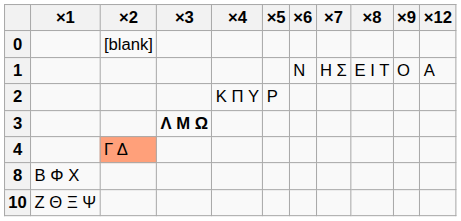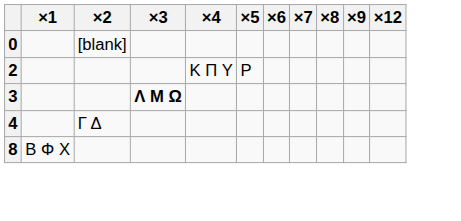- row: (18, 70)
(116, 149) lightsalmon background -> (90, 123) no background
- row: (18, 202)
